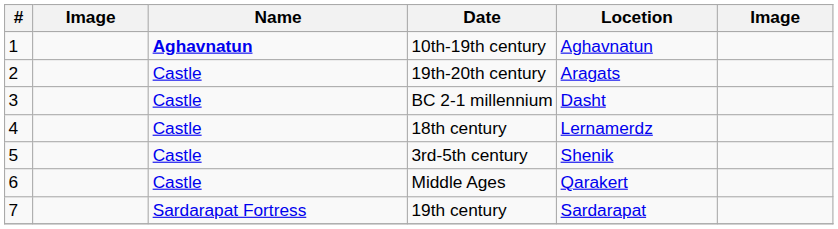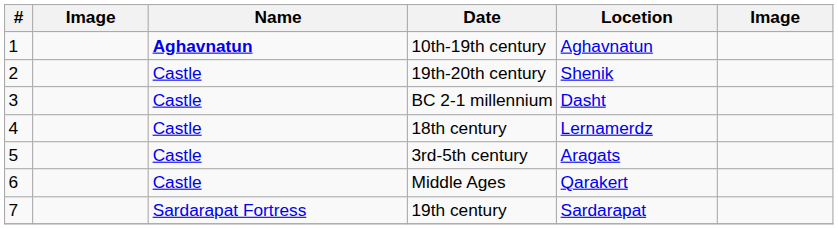(590, 73) Aragats -> (587, 73) Shenik
(587, 155) Shenik -> (590, 155) Aragats
